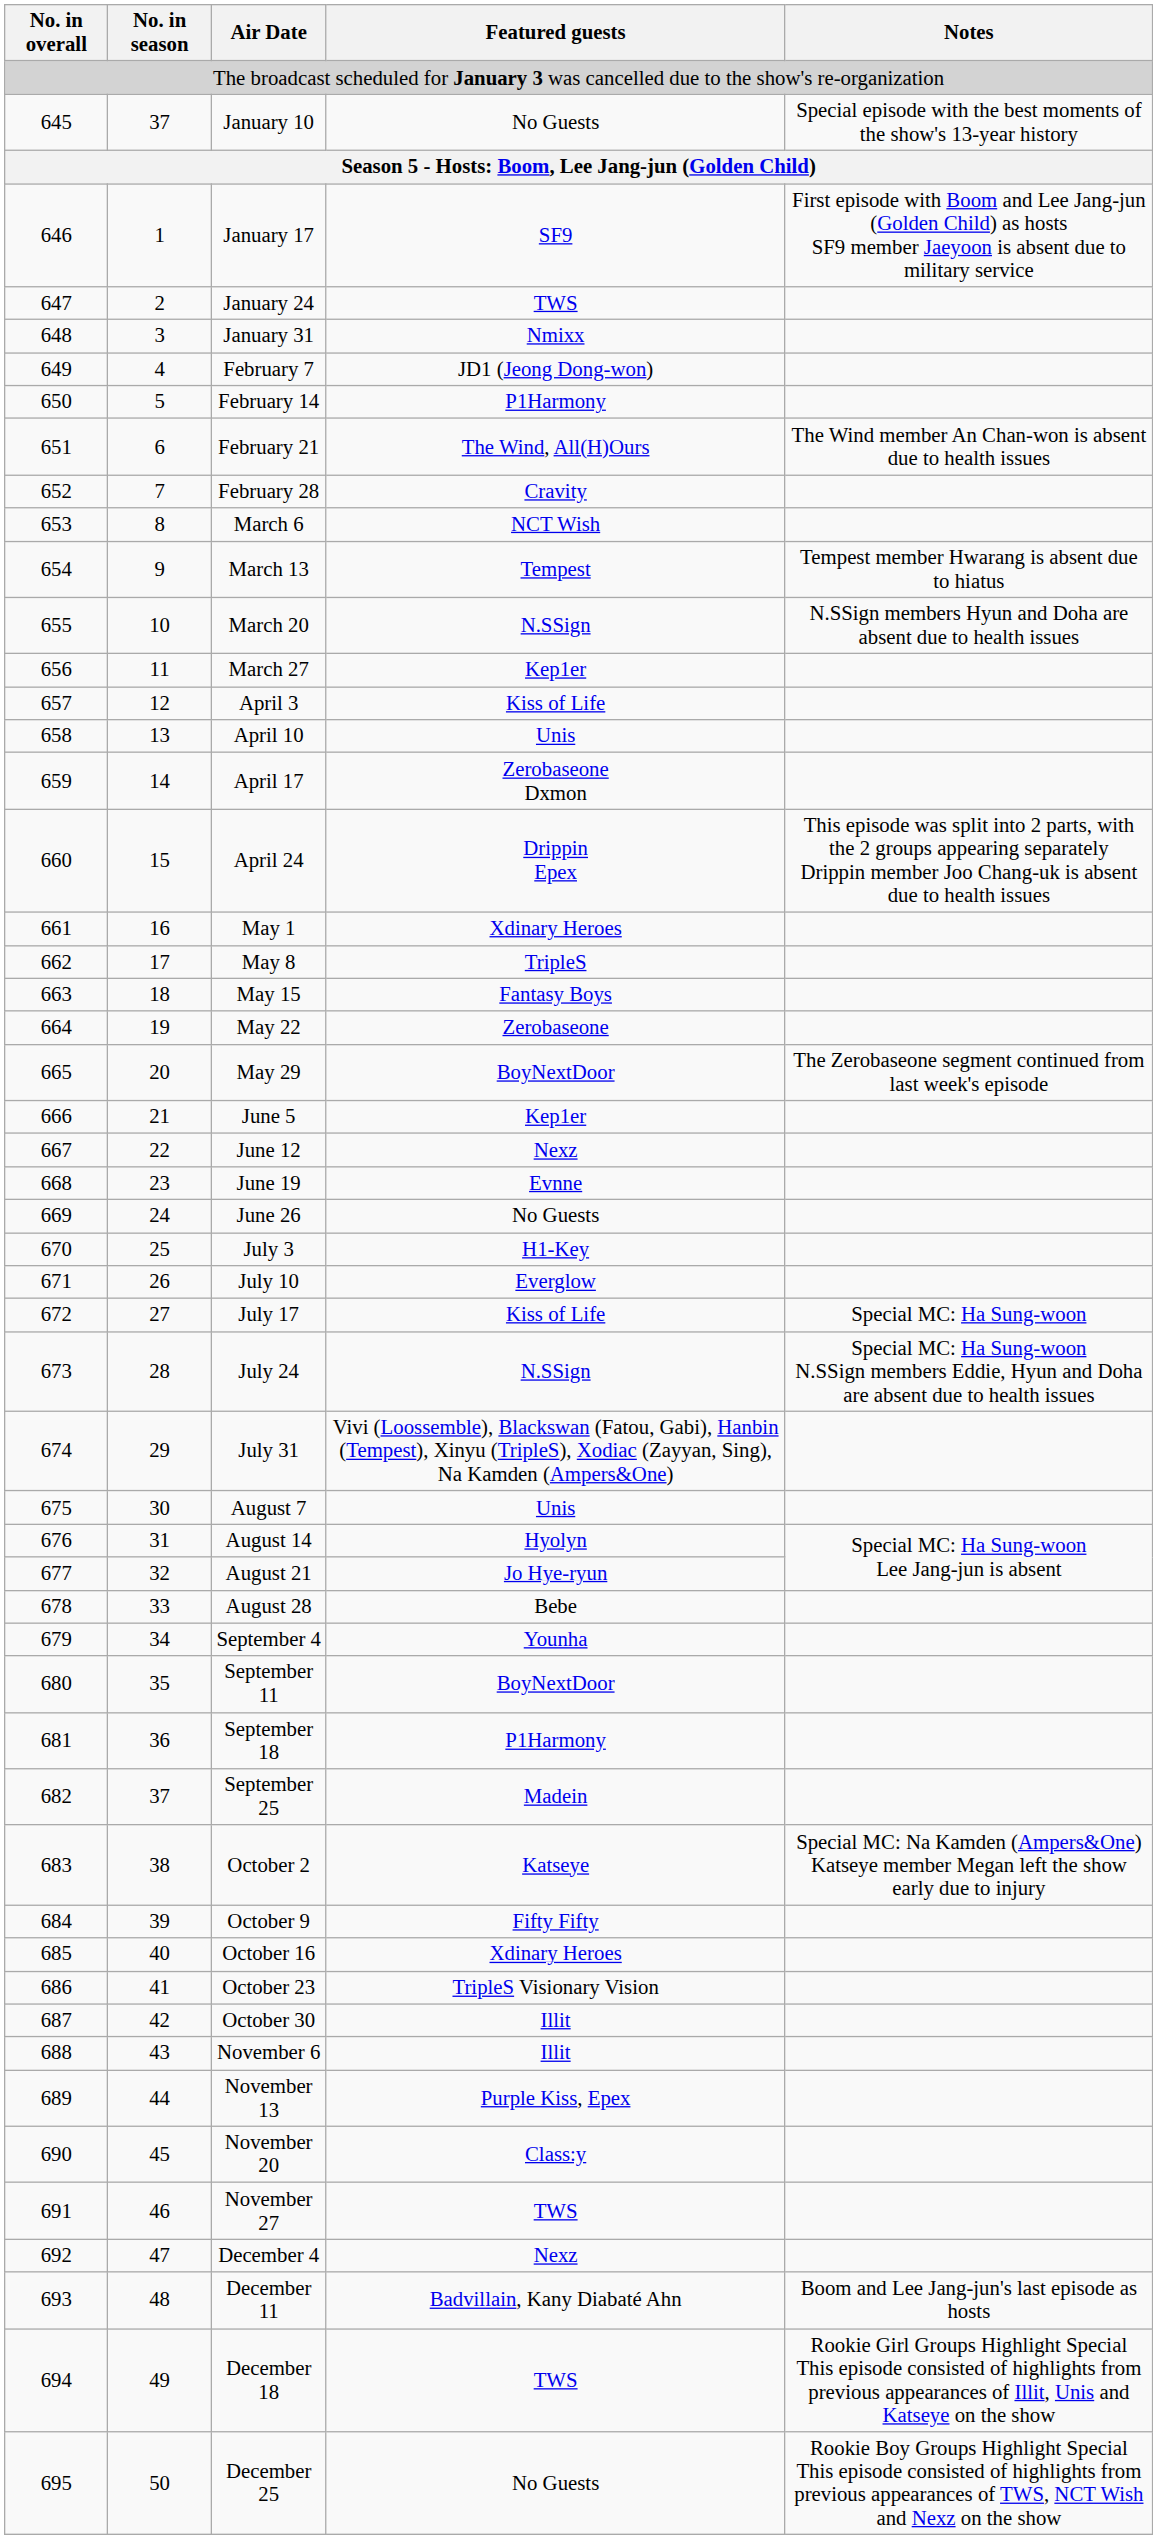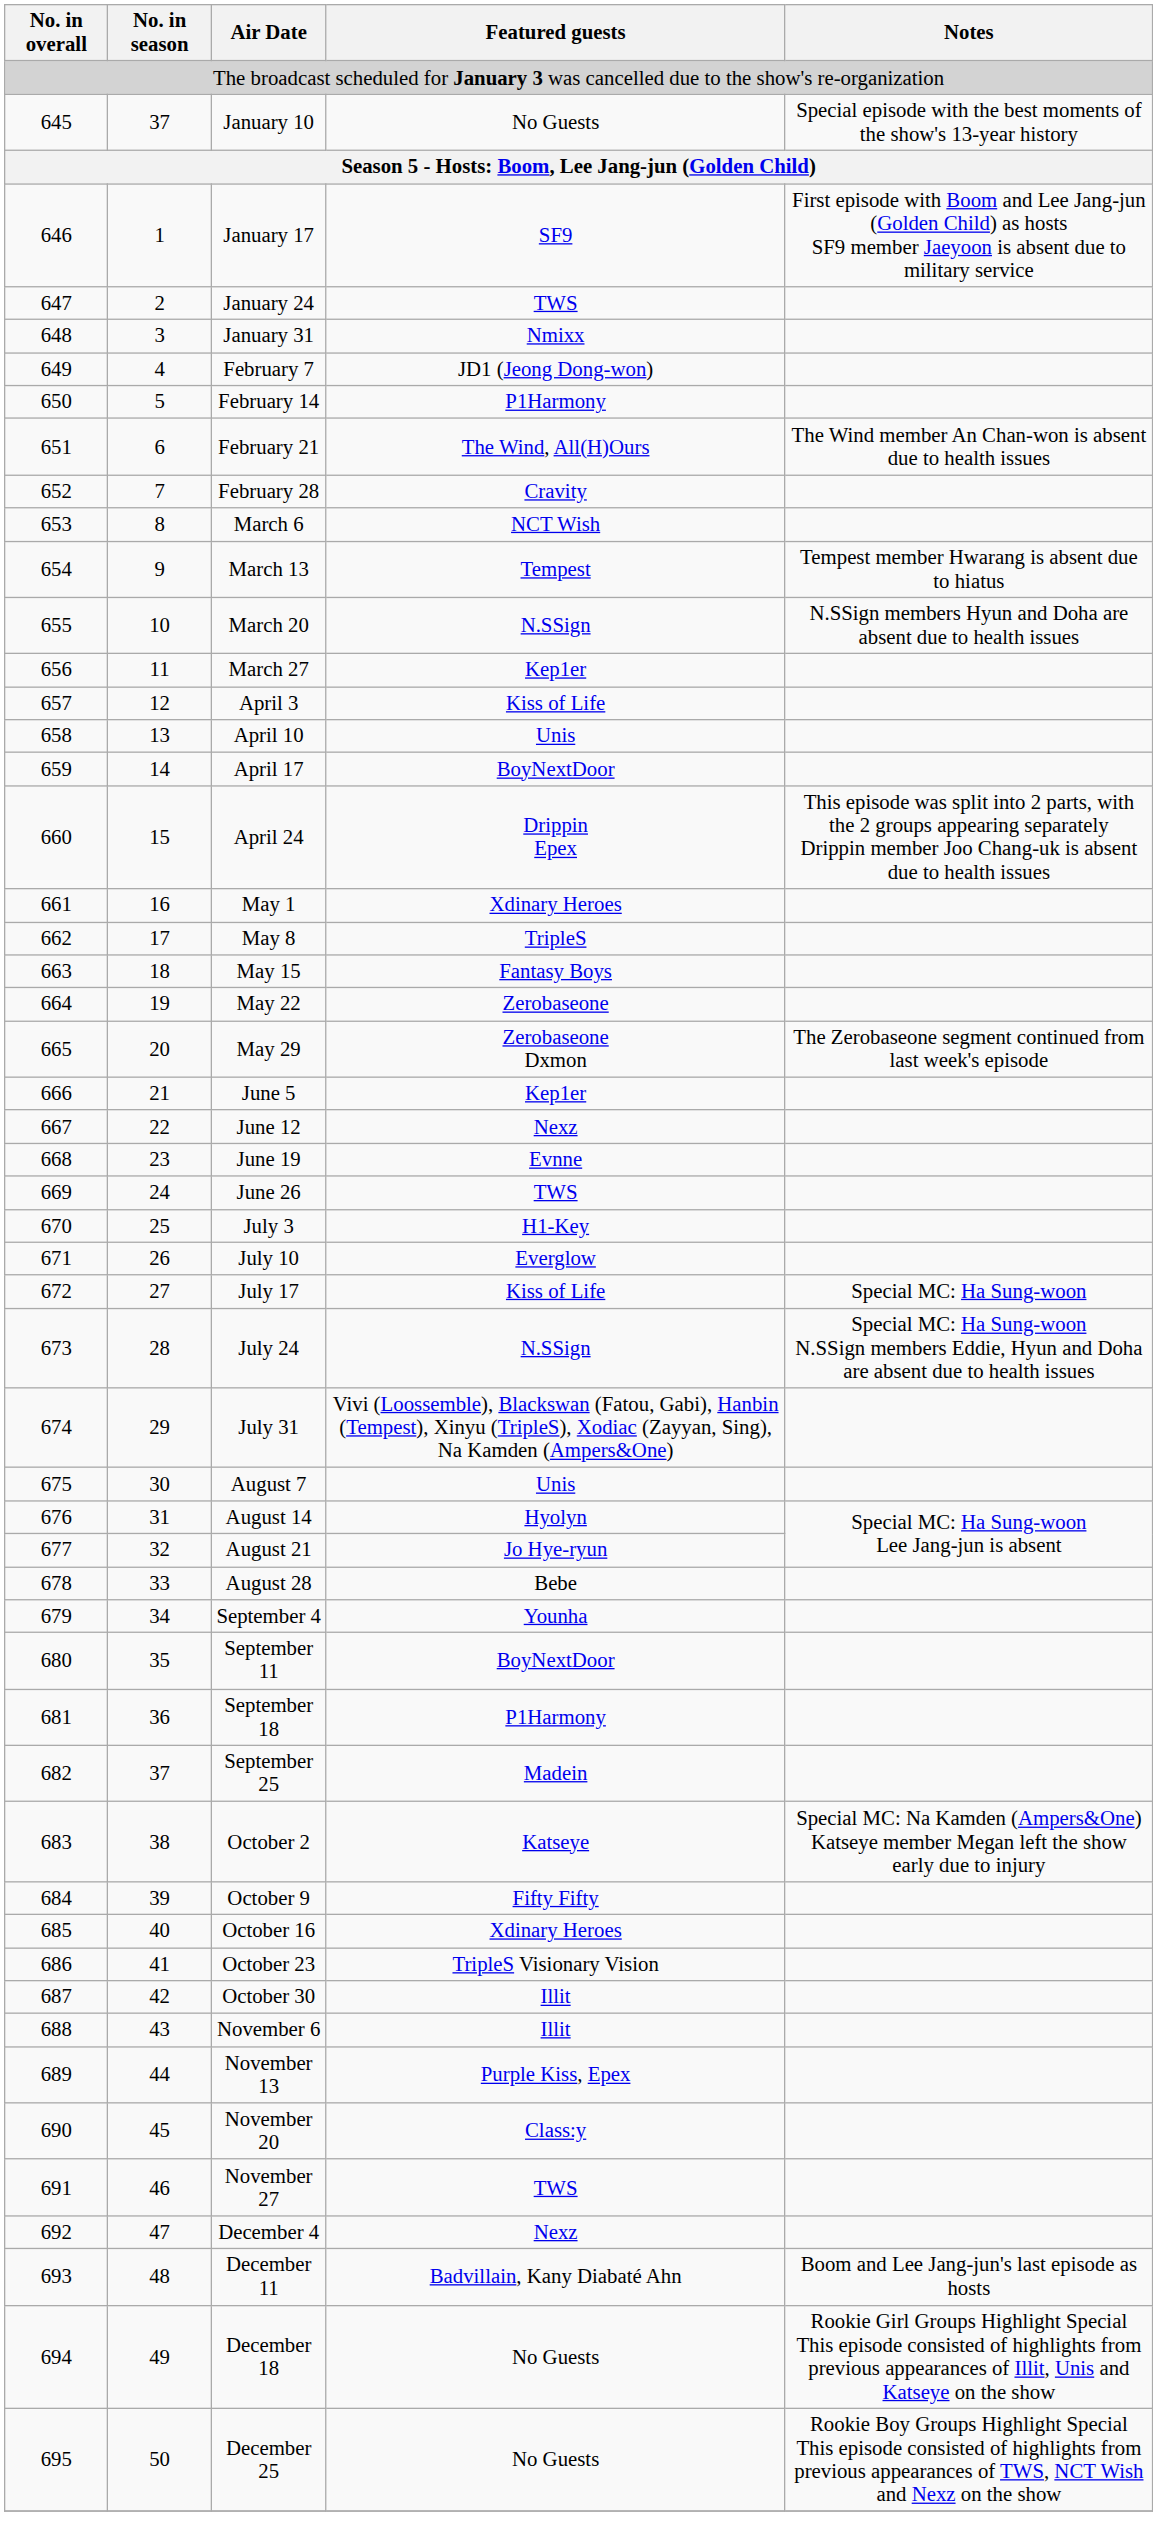(556, 780) Zerobaseone Dxmon -> (556, 768) BoyNextDoor
(556, 1072) BoyNextDoor -> (556, 1048) Zerobaseone Dxmon
(556, 1215) No Guests -> (556, 1192) TWS
(556, 2379) TWS -> (556, 2356) No Guests
